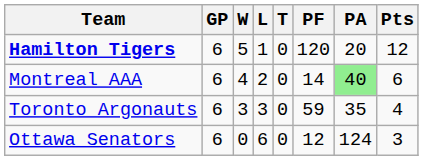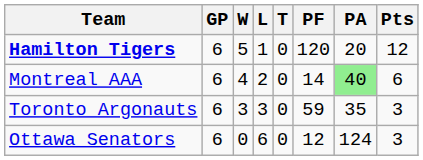(397, 110) 4 -> (397, 110) 3
